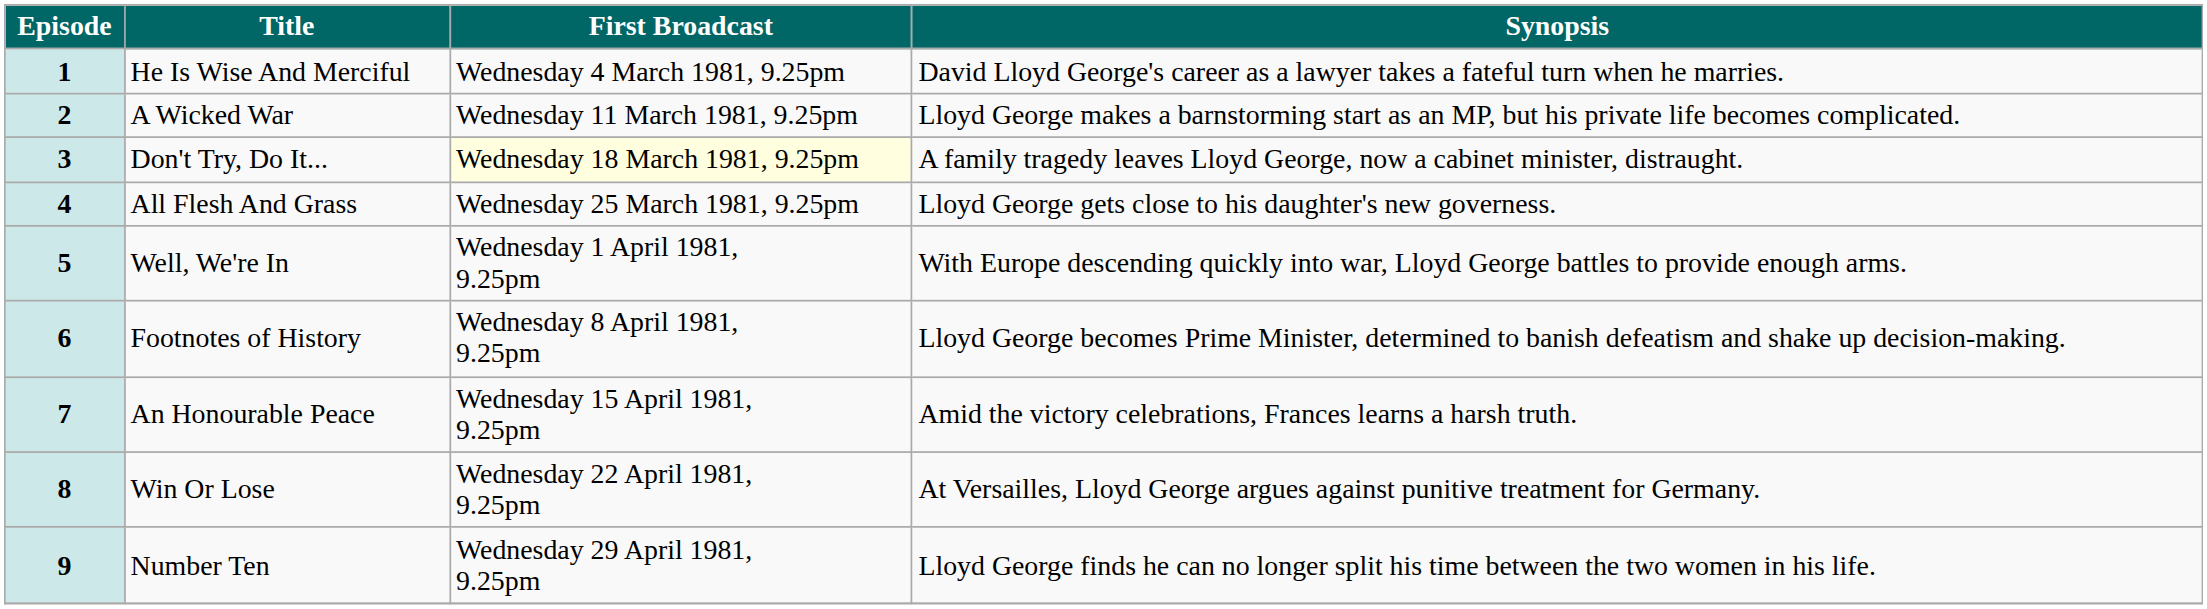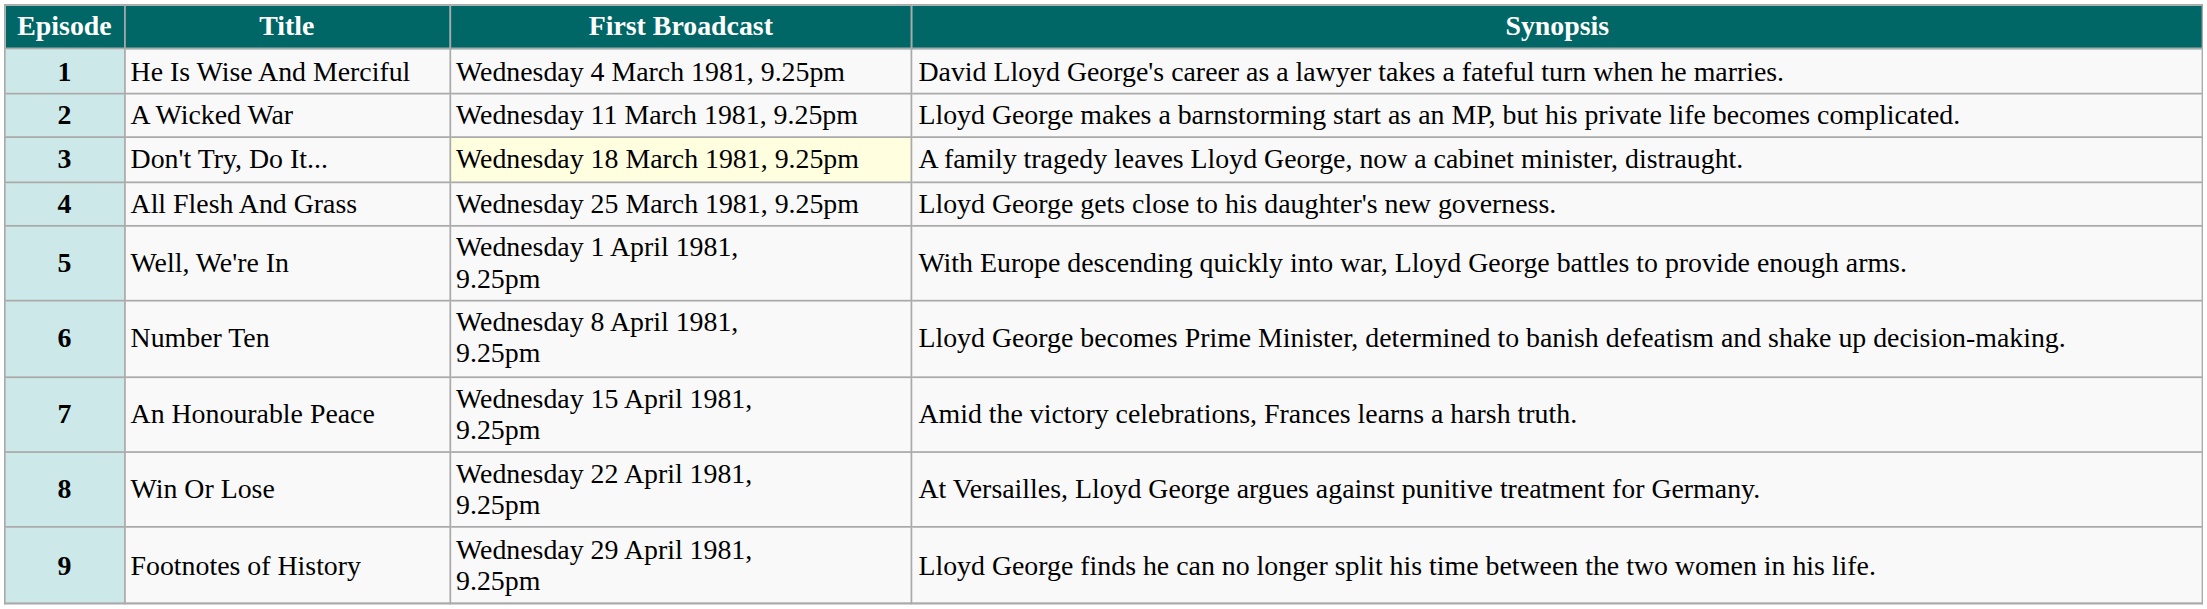(246, 338) Footnotes of History -> (200, 338) Number Ten
(200, 564) Number Ten -> (246, 564) Footnotes of History
